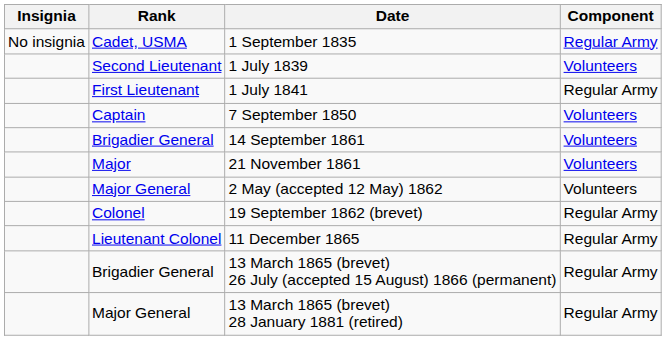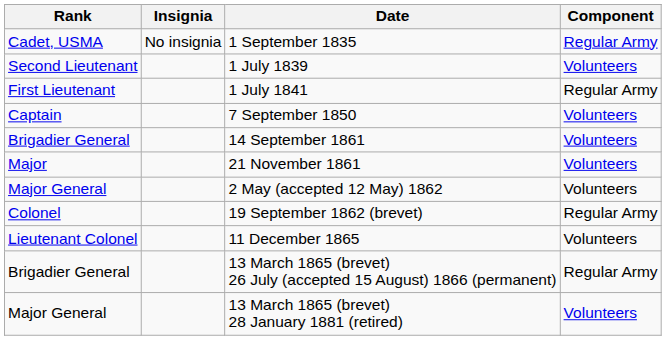columns swapped: (46, 16) <-> (157, 16)
(611, 238) Regular Army -> (600, 238) Volunteers
(611, 313) Regular Army -> (600, 313) Volunteers
